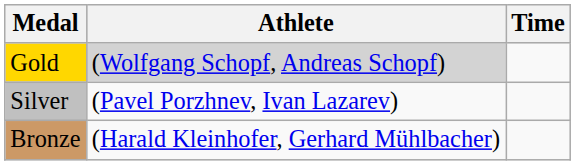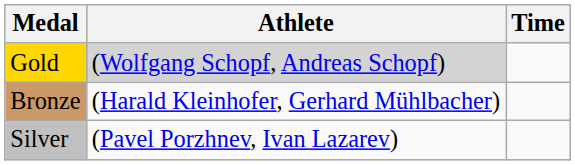rows swapped: (39, 100) <-> (45, 139)
